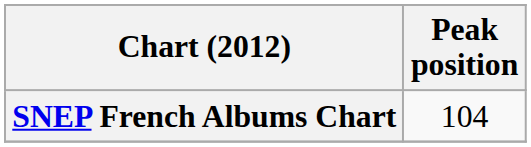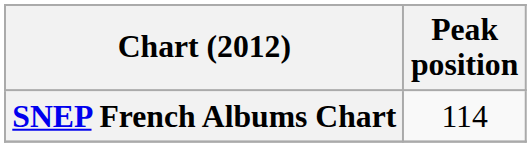(465, 115) 104 -> (465, 115) 114
